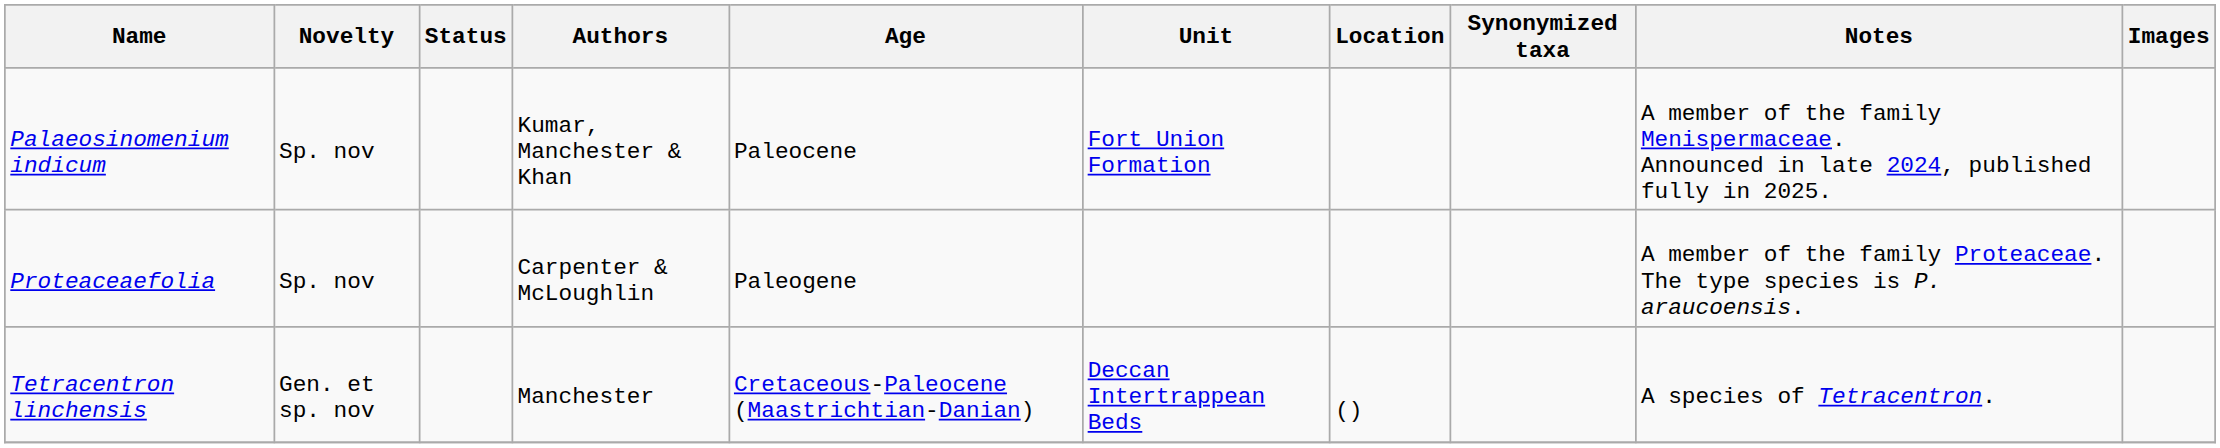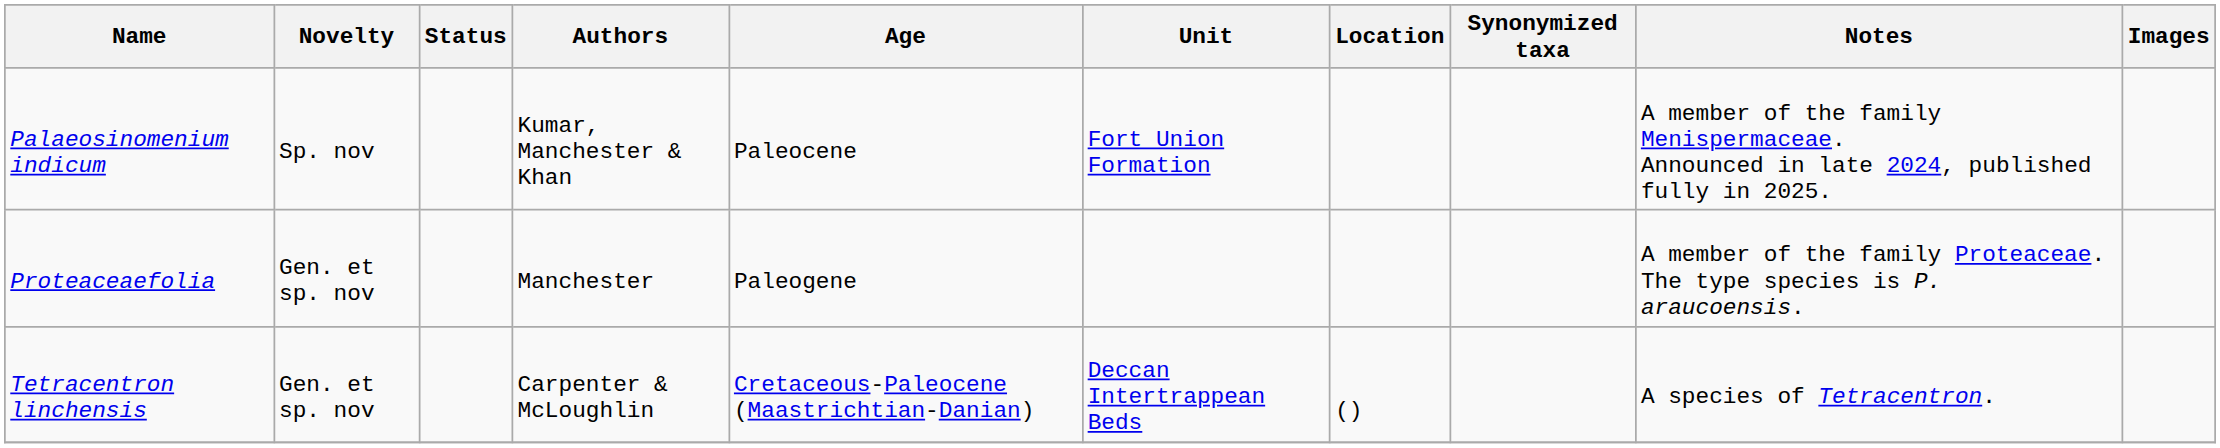(327, 281) Sp. nov -> (327, 281) Gen. et sp. nov
(593, 281) Carpenter & McLoughlin -> (586, 281) Manchester
(586, 397) Manchester -> (593, 397) Carpenter & McLoughlin
